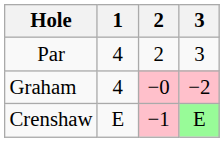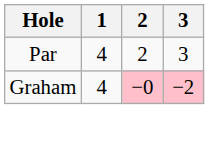- row: (51, 119)
